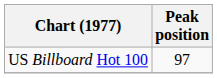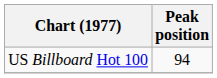(182, 60) 97 -> (182, 60) 94
